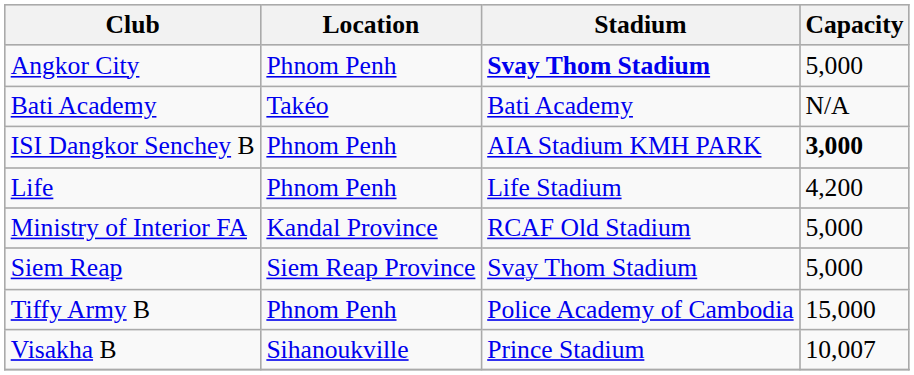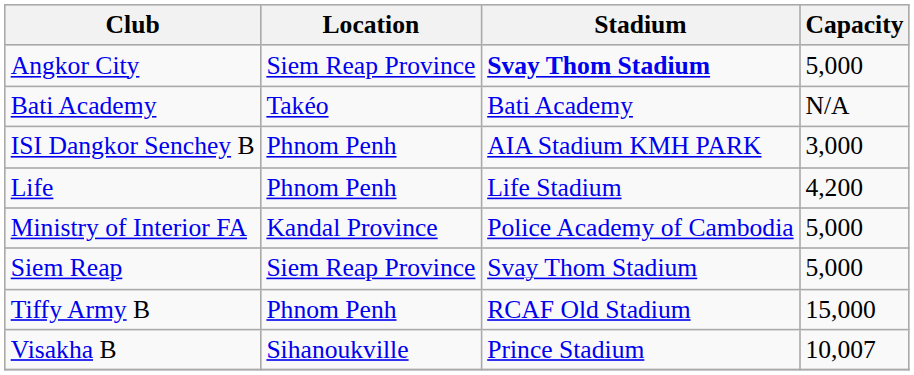(331, 65) Phnom Penh -> (371, 65) Siem Reap Province
(834, 146) bold -> (834, 146) normal
(589, 227) RCAF Old Stadium -> (640, 227) Police Academy of Cambodia
(640, 308) Police Academy of Cambodia -> (589, 308) RCAF Old Stadium
